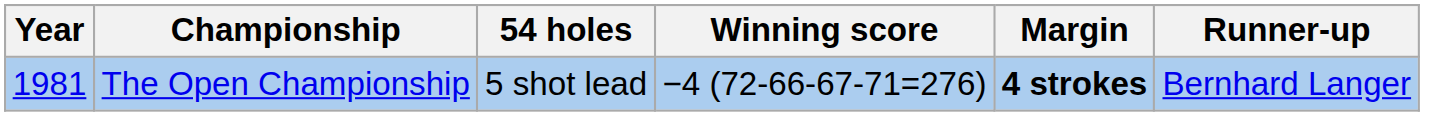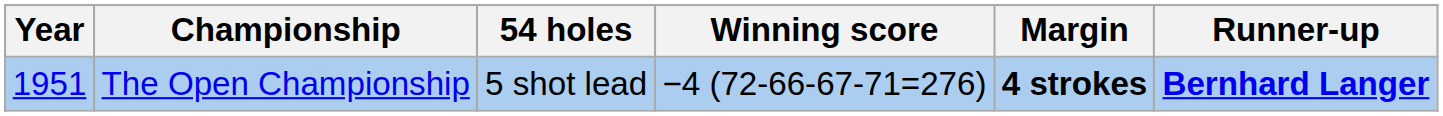(50, 83) 1981 -> (50, 83) 1951
(1287, 83) normal -> (1296, 83) bold
